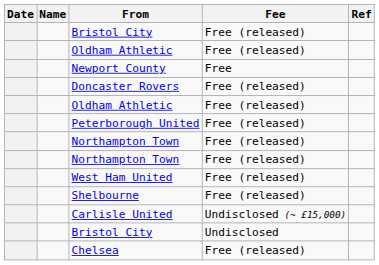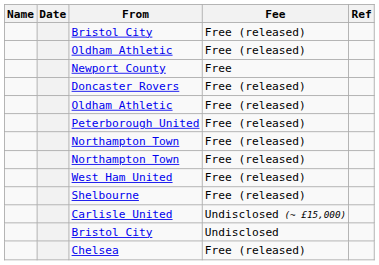columns swapped: (21, 14) <-> (53, 14)
